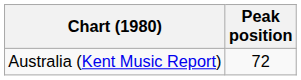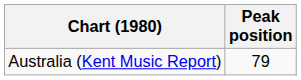(261, 61) 72 -> (261, 61) 79
